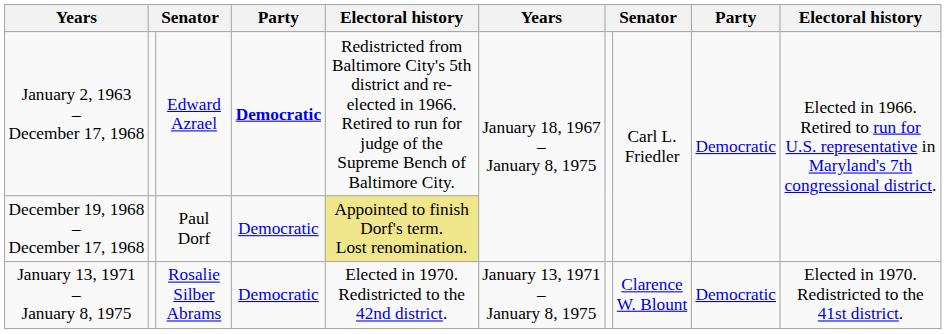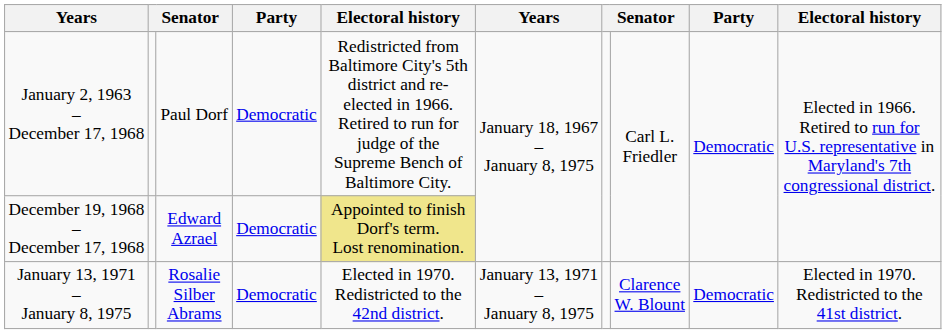(194, 113) Edward Azrael -> (194, 113) Paul Dorf
(278, 113) bold -> (276, 113) normal
(194, 228) Paul Dorf -> (194, 228) Edward Azrael
